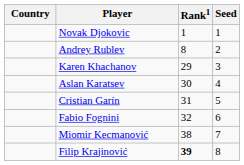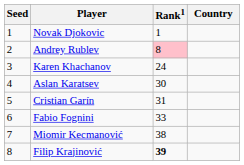columns swapped: (30, 14) <-> (226, 14)
(184, 49) no background -> (158, 49) pink background
(186, 66) 29 -> (161, 66) 24
(186, 117) 32 -> (161, 117) 33
